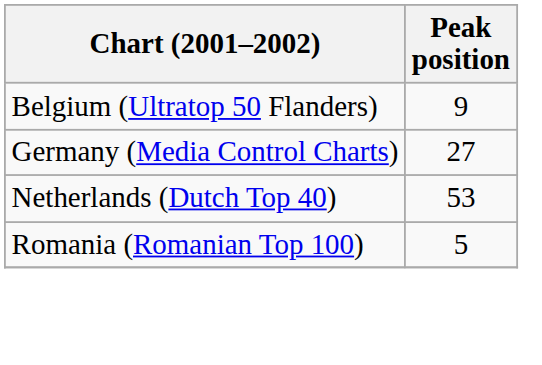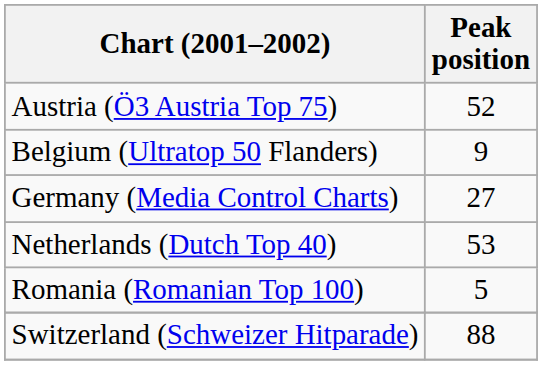+ row: (174, 105)
+ row: (215, 335)
